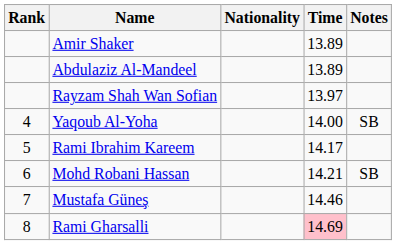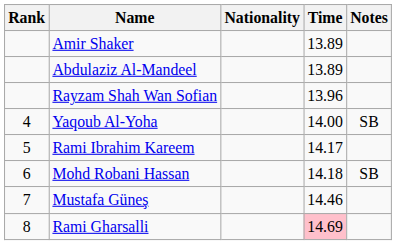(325, 95) 13.97 -> (325, 95) 13.96
(325, 174) 14.21 -> (325, 174) 14.18
